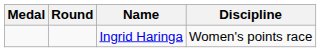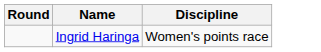- column: (26, 15)
